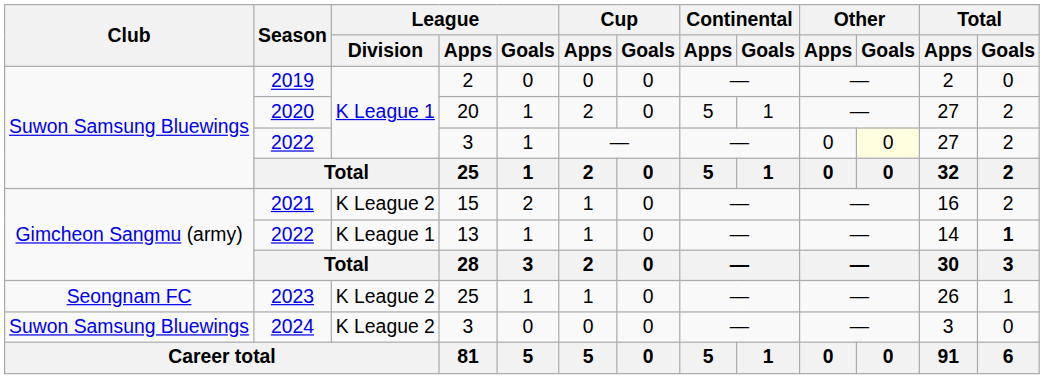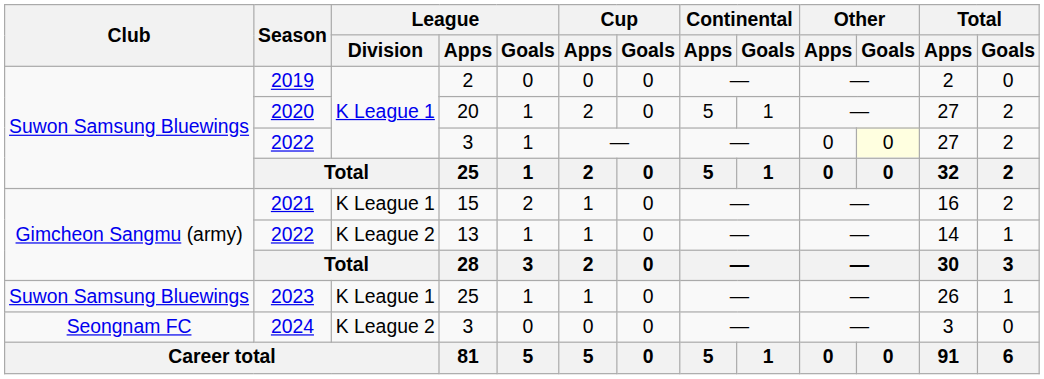(385, 204) K League 2 -> (385, 204) K League 1
(385, 234) K League 1 -> (385, 234) K League 2
(1008, 234) bold -> (1008, 234) normal
(129, 296) Seongnam FC -> (129, 296) Suwon Samsung Bluewings
(385, 296) K League 2 -> (385, 296) K League 1
(129, 326) Suwon Samsung Bluewings -> (129, 326) Seongnam FC
